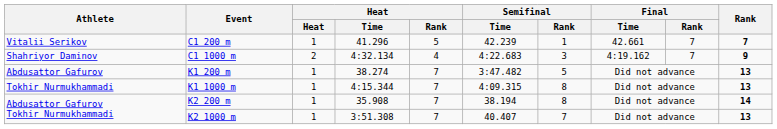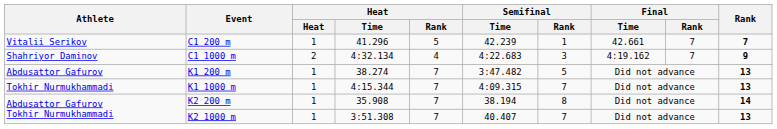(564, 86) 8 -> (564, 86) 7
